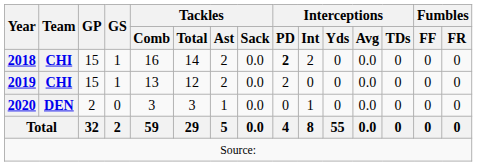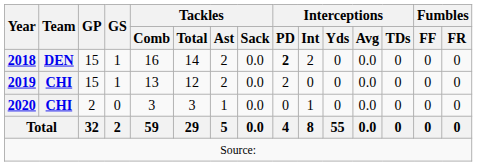(59, 60) CHI -> (59, 60) DEN
(59, 104) DEN -> (59, 104) CHI
